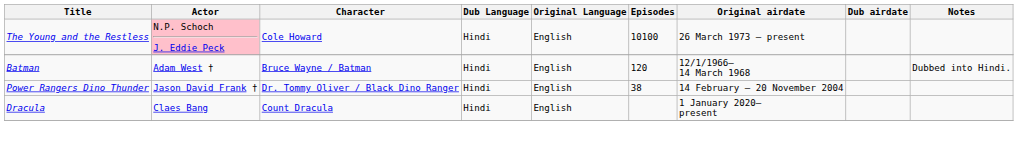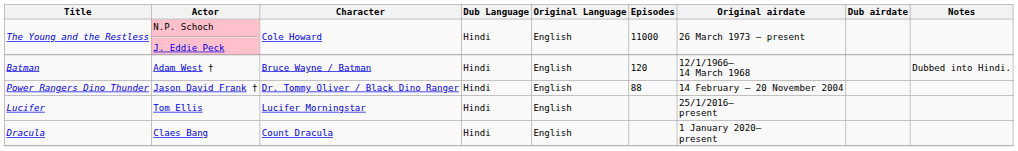(645, 37) 10100 -> (645, 37) 11000
(636, 88) 38 -> (636, 88) 88
+ row: (26, 108)
